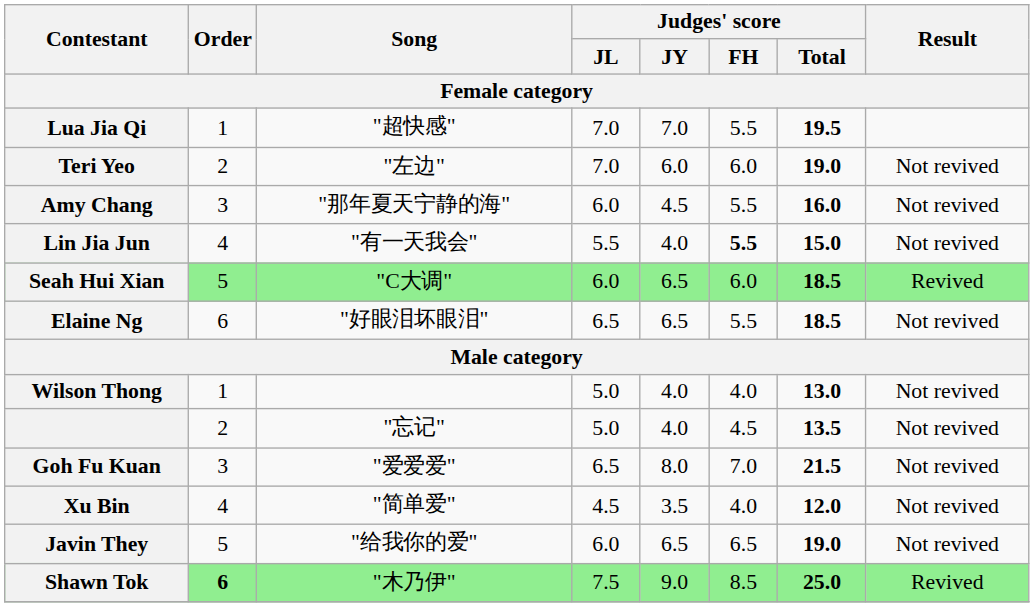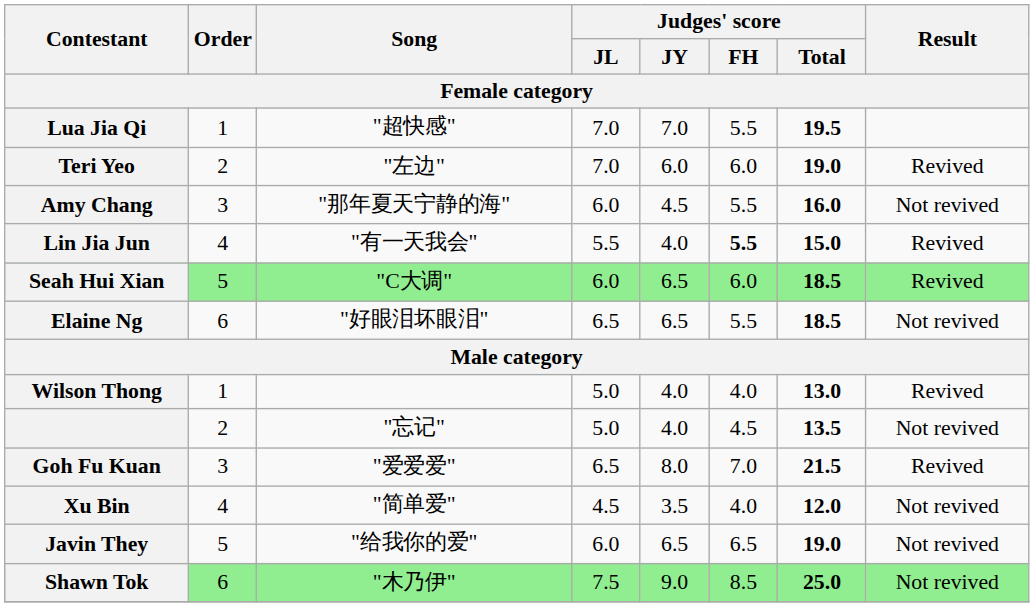(947, 165) Not revived -> (947, 165) Revived
(947, 243) Not revived -> (947, 243) Revived
(947, 391) Not revived -> (947, 391) Revived
(947, 466) Not revived -> (947, 466) Revived
(223, 582) bold -> (223, 582) normal
(947, 582) Revived -> (947, 582) Not revived
